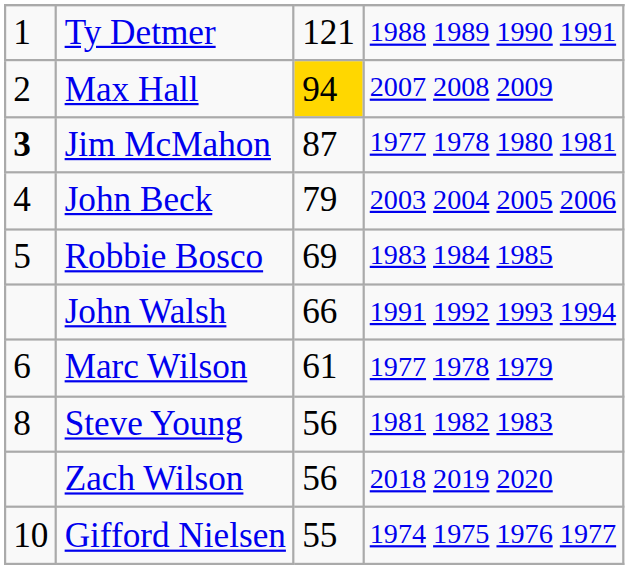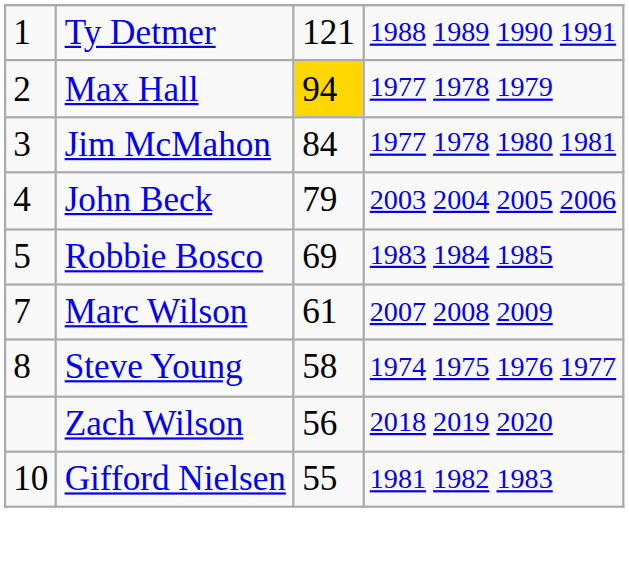(461, 88) 2007 2008 2009 -> (461, 88) 1977 1978 1979
(22, 144) bold -> (22, 144) normal
(320, 144) 87 -> (320, 144) 84
- row: (146, 311)
(22, 367) 6 -> (22, 311) 7
(461, 367) 1977 1978 1979 -> (461, 311) 2007 2008 2009
(320, 423) 56 -> (320, 367) 58
(461, 423) 1981 1982 1983 -> (493, 367) 1974 1975 1976 1977
(493, 534) 1974 1975 1976 1977 -> (461, 479) 1981 1982 1983
